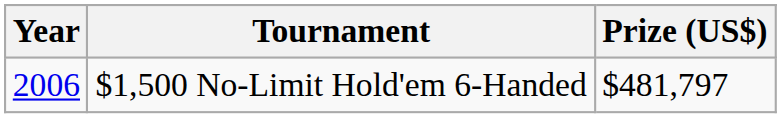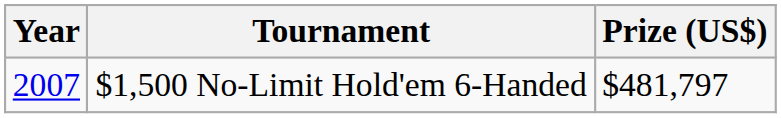(46, 84) 2006 -> (46, 84) 2007
